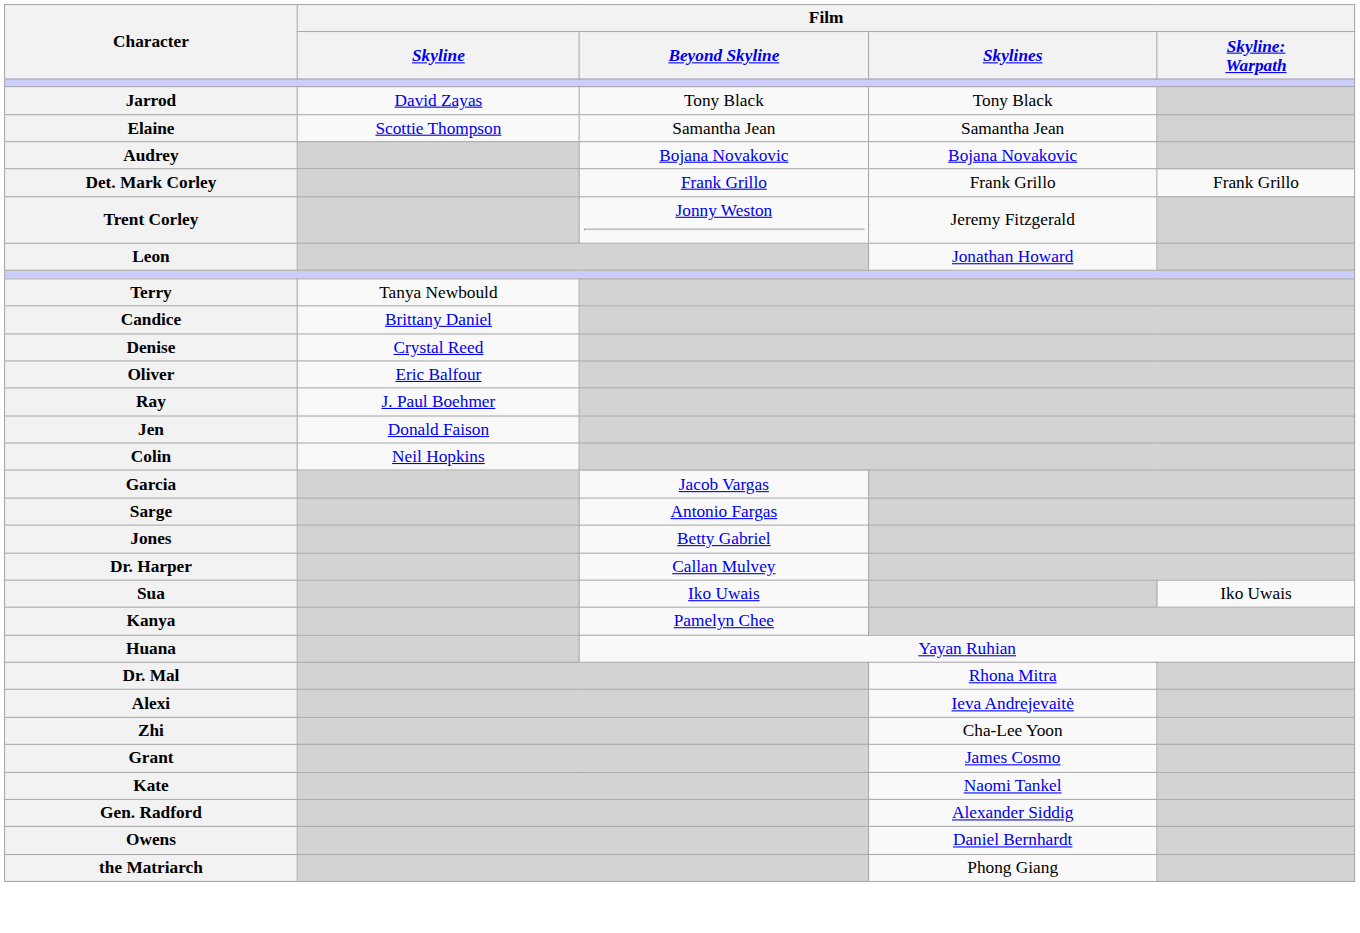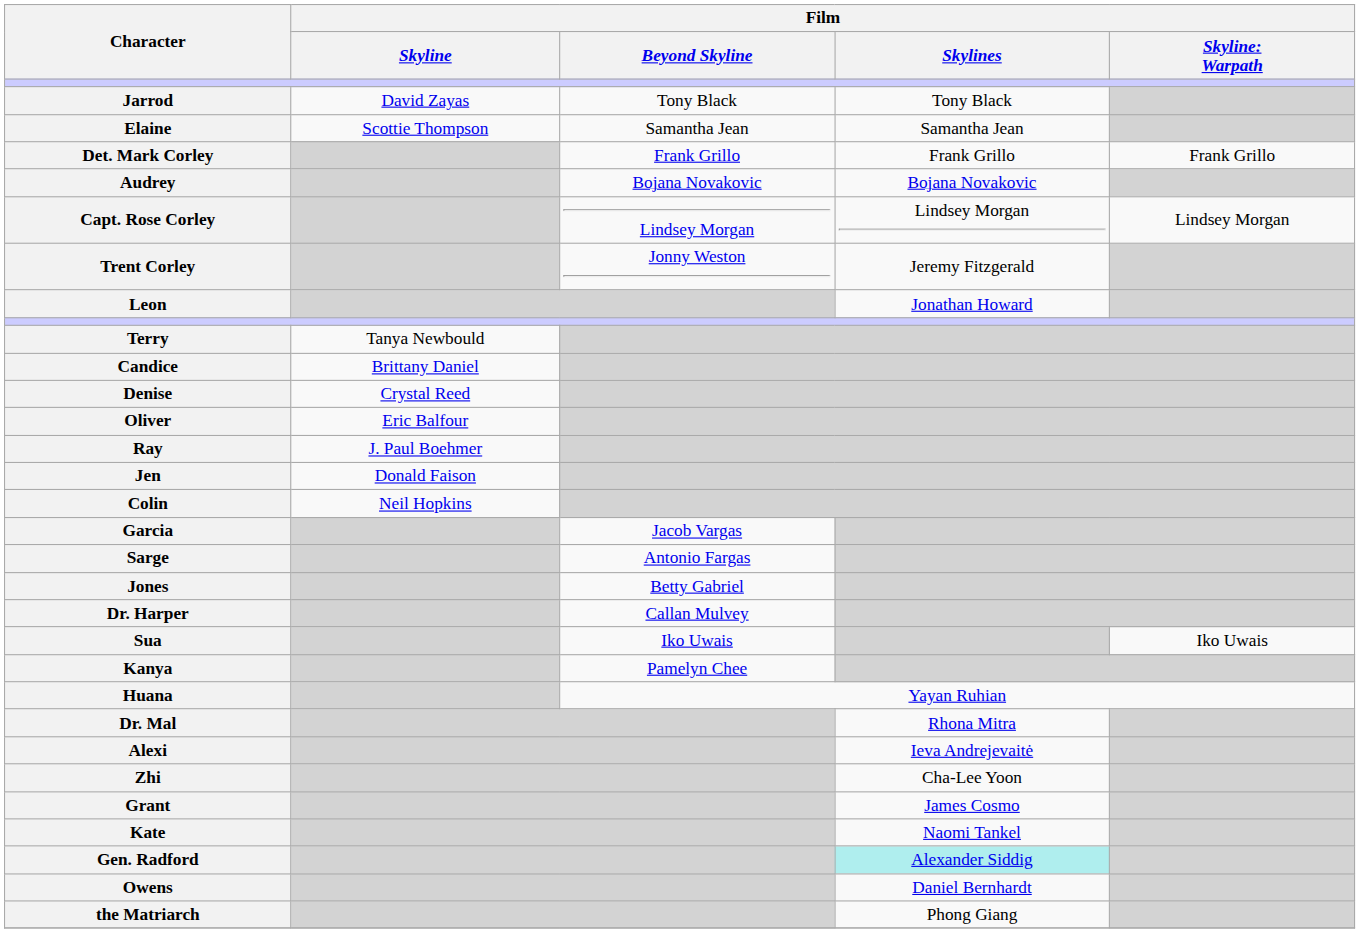rows swapped: (151, 182) <-> (151, 155)
+ row: (148, 219)
(1013, 812) no background -> (972, 859) paleturquoise background
